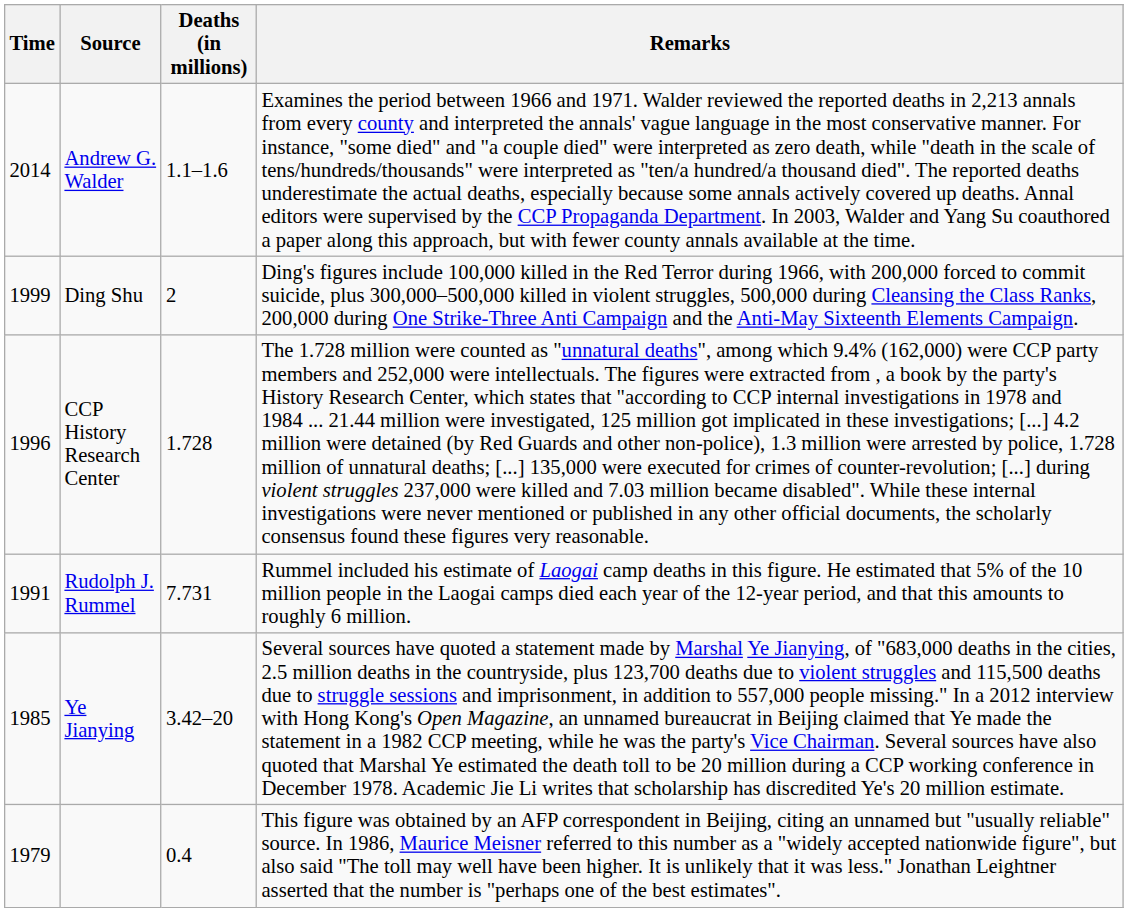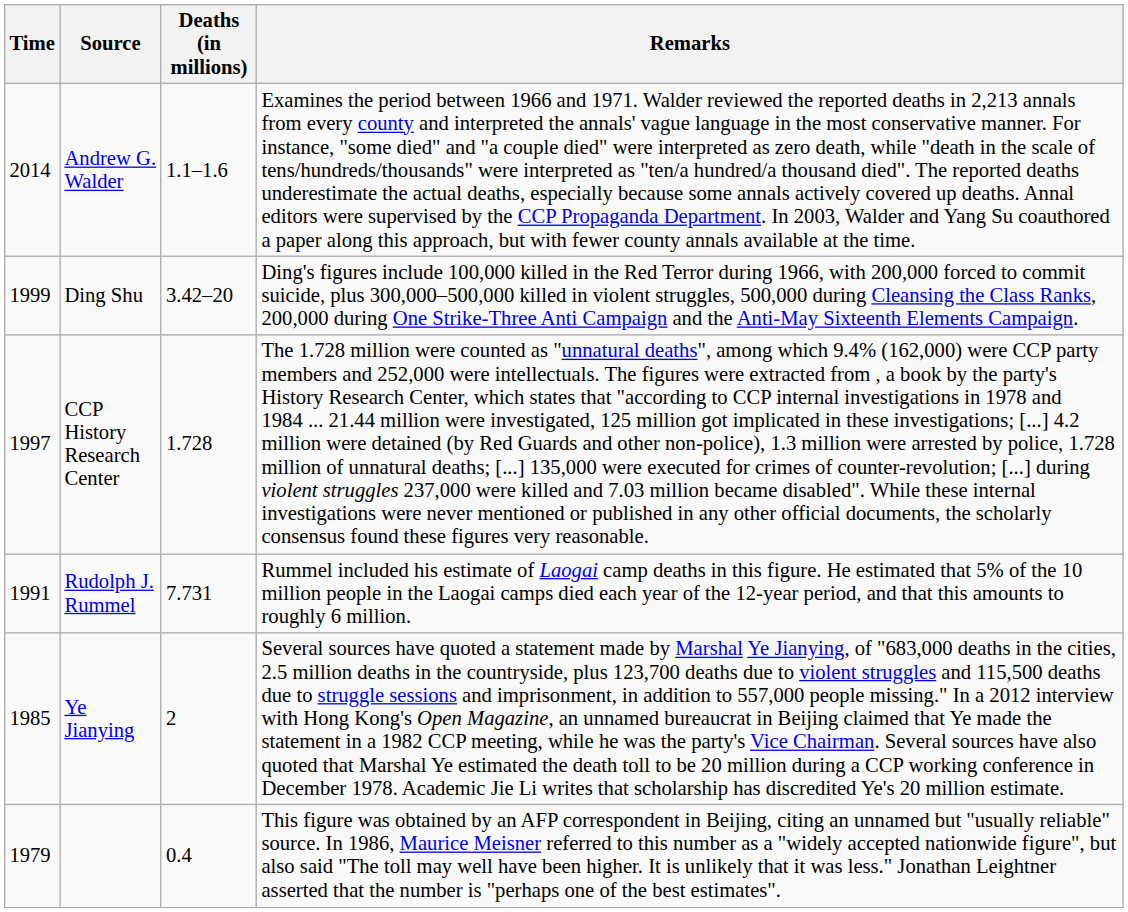(171, 295) 2 -> (199, 295) 3.42–20
(30, 444) 1996 -> (30, 444) 1997
(199, 718) 3.42–20 -> (171, 718) 2
